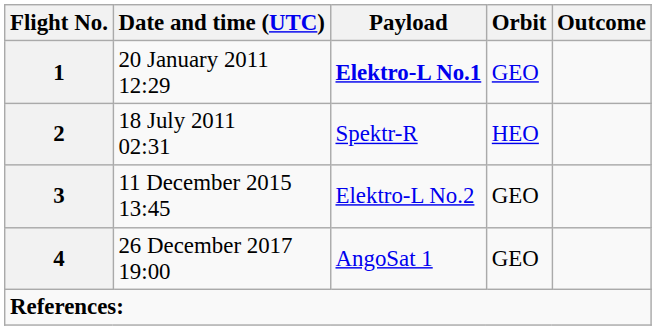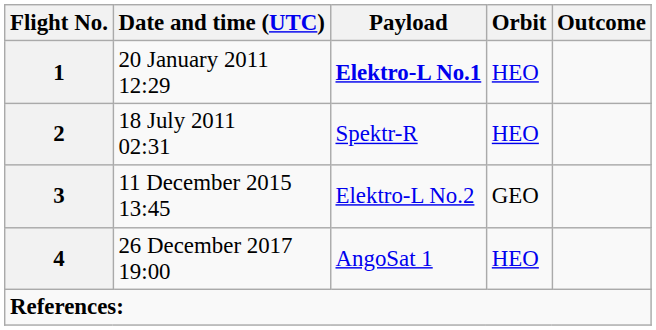(515, 71) GEO -> (515, 71) HEO
(515, 257) GEO -> (515, 257) HEO
